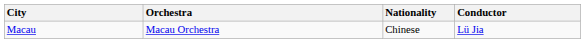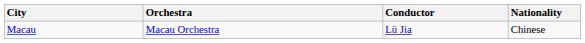columns swapped: (482, 13) <-> (411, 13)
